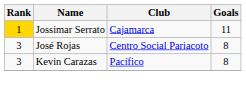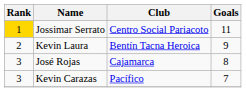(132, 29) Cajamarca -> (159, 29) Centro Social Pariacoto
+ row: (62, 45)
(159, 45) Centro Social Pariacoto -> (132, 62) Cajamarca
(226, 62) 8 -> (226, 78) 7
